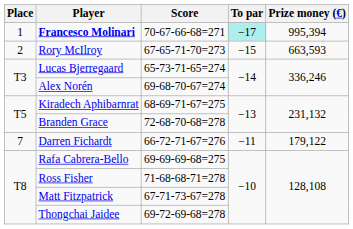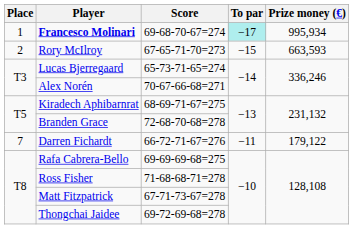(185, 31) 70-67-66-68=271 -> (185, 31) 69-68-70-67=274
(307, 31) 995,394 -> (307, 31) 995,934
(185, 86) 69-68-70-67=274 -> (185, 86) 70-67-66-68=271
